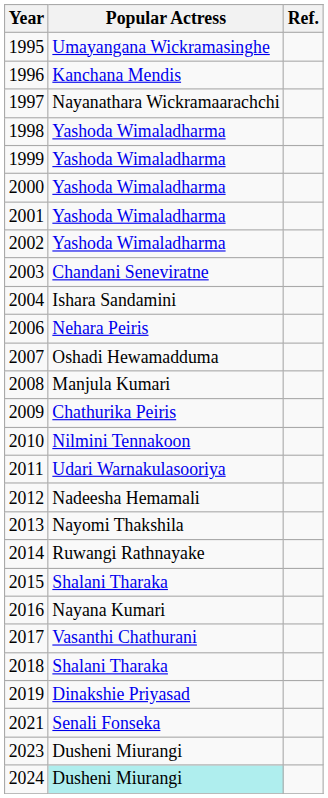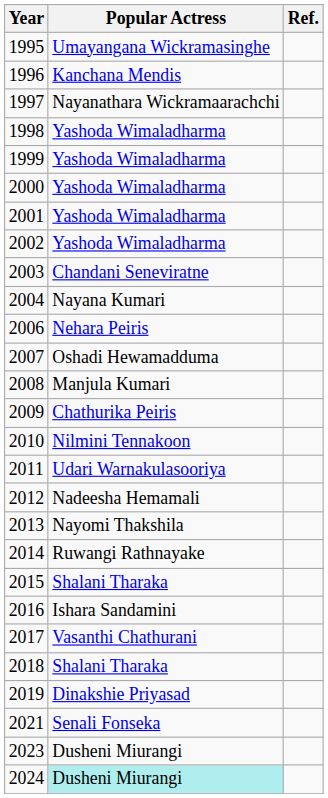(114, 300) Ishara Sandamini -> (109, 300) Nayana Kumari
(109, 610) Nayana Kumari -> (114, 610) Ishara Sandamini
